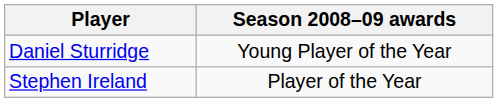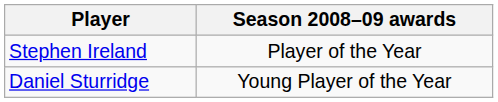rows swapped: (78, 81) <-> (79, 50)
